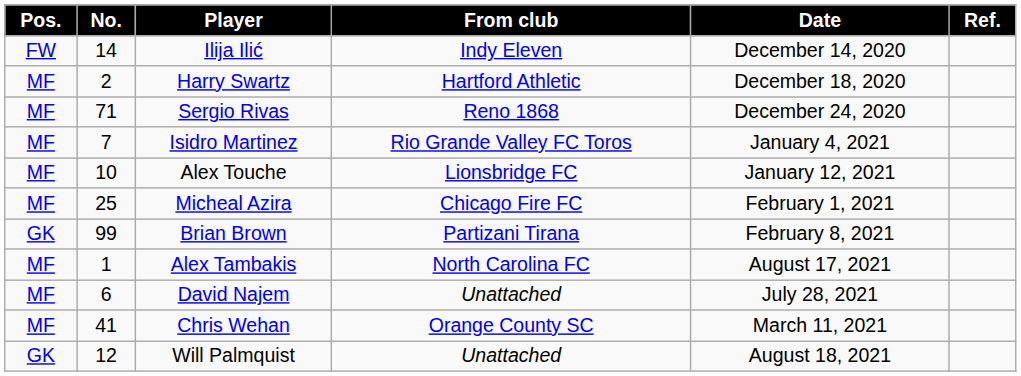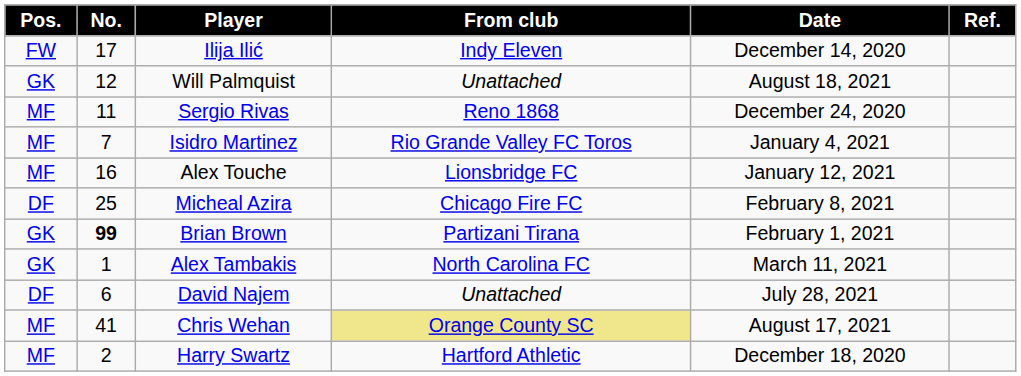(106, 50) 14 -> (106, 50) 17
rows swapped: (234, 81) <-> (234, 356)
(106, 111) 71 -> (106, 111) 11
(106, 172) 10 -> (106, 172) 16
(41, 203) MF -> (41, 203) DF
(820, 203) February 1, 2021 -> (820, 203) February 8, 2021
(106, 233) normal -> (106, 233) bold
(820, 233) February 8, 2021 -> (820, 233) February 1, 2021
(41, 264) MF -> (41, 264) GK
(820, 264) August 17, 2021 -> (820, 264) March 11, 2021
(41, 294) MF -> (41, 294) DF
(511, 325) no background -> (511, 325) khaki background
(820, 325) March 11, 2021 -> (820, 325) August 17, 2021
